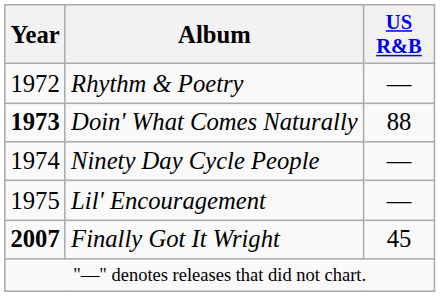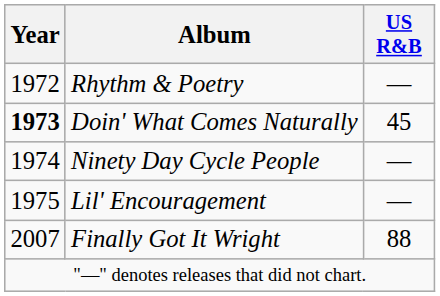(399, 122) 88 -> (399, 122) 45
(35, 239) bold -> (35, 239) normal
(399, 239) 45 -> (399, 239) 88
